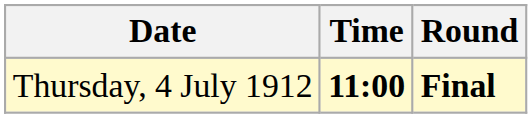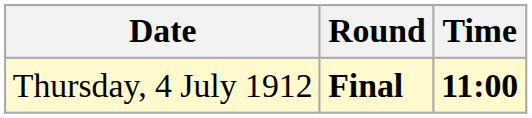columns swapped: (367, 31) <-> (469, 31)
